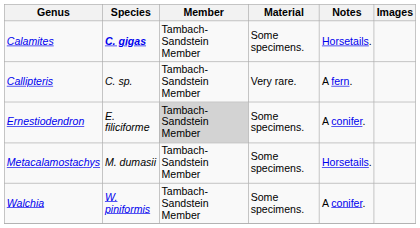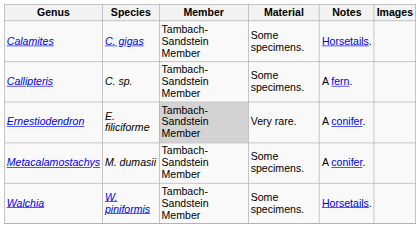(125, 41) bold -> (124, 41) normal
(274, 82) Very rare. -> (277, 82) Some specimens.
(277, 122) Some specimens. -> (274, 122) Very rare.
(347, 163) Horsetails. -> (344, 163) A conifer.
(344, 203) A conifer. -> (347, 203) Horsetails.
